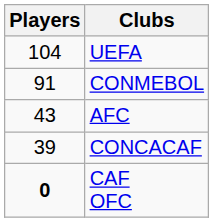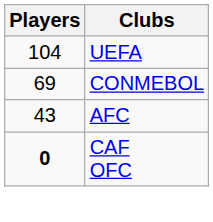(45, 83) 91 -> (45, 83) 69
- row: (146, 147)
